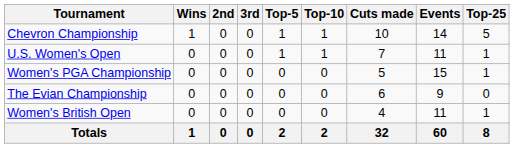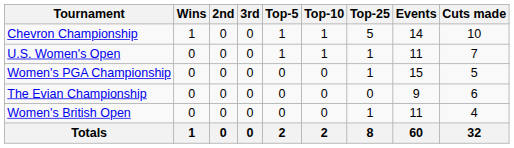columns swapped: (486, 14) <-> (382, 14)
